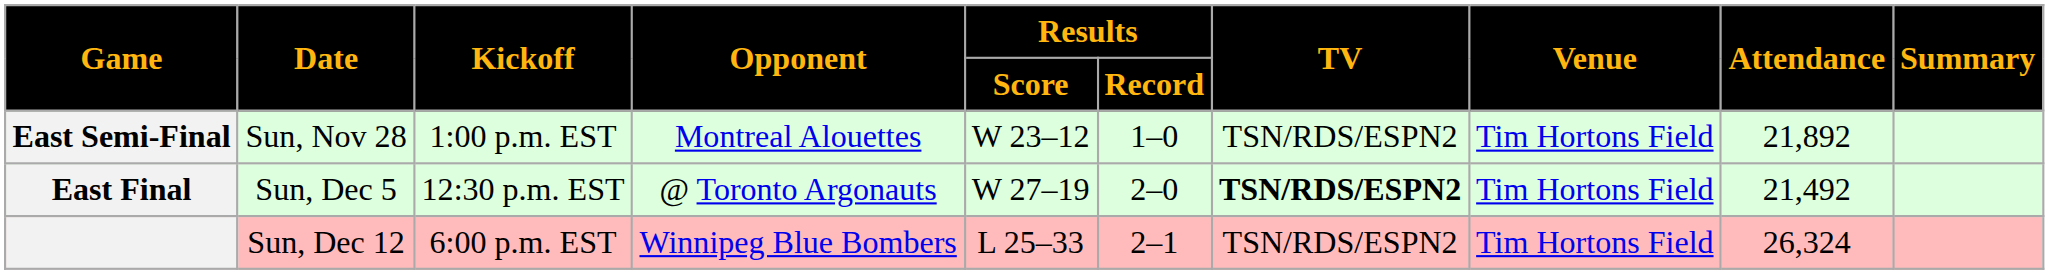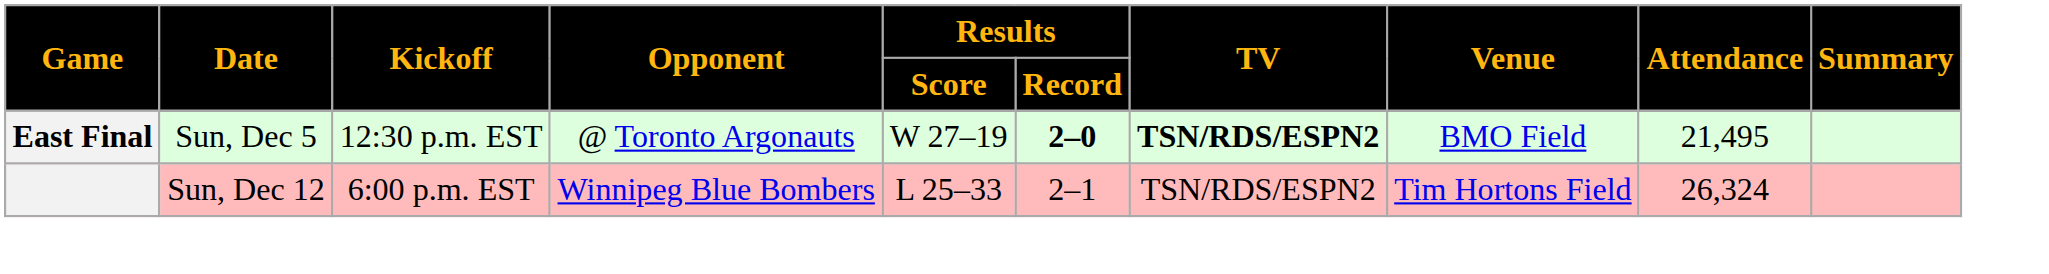- row: (122, 136)
(1154, 189) normal -> (1072, 136) bold
(1595, 189) Tim Hortons Field -> (1513, 136) BMO Field
(1807, 189) 21,492 -> (1725, 136) 21,495
